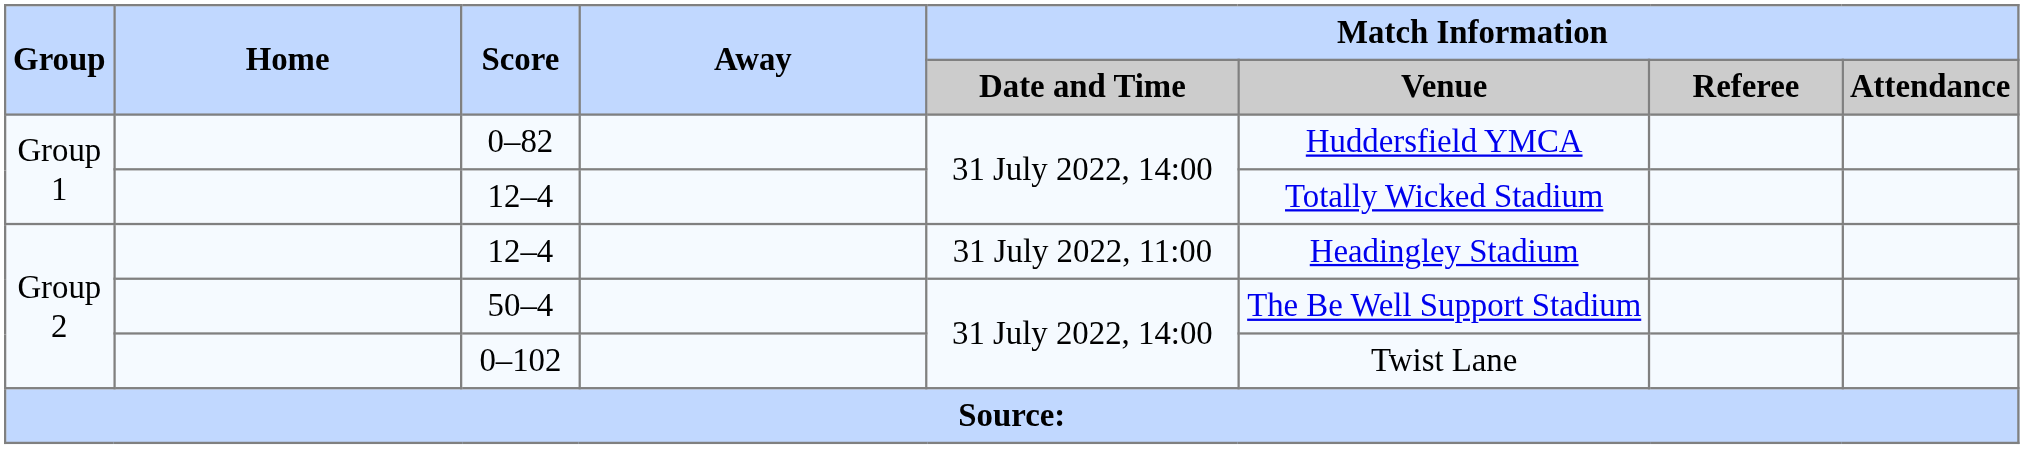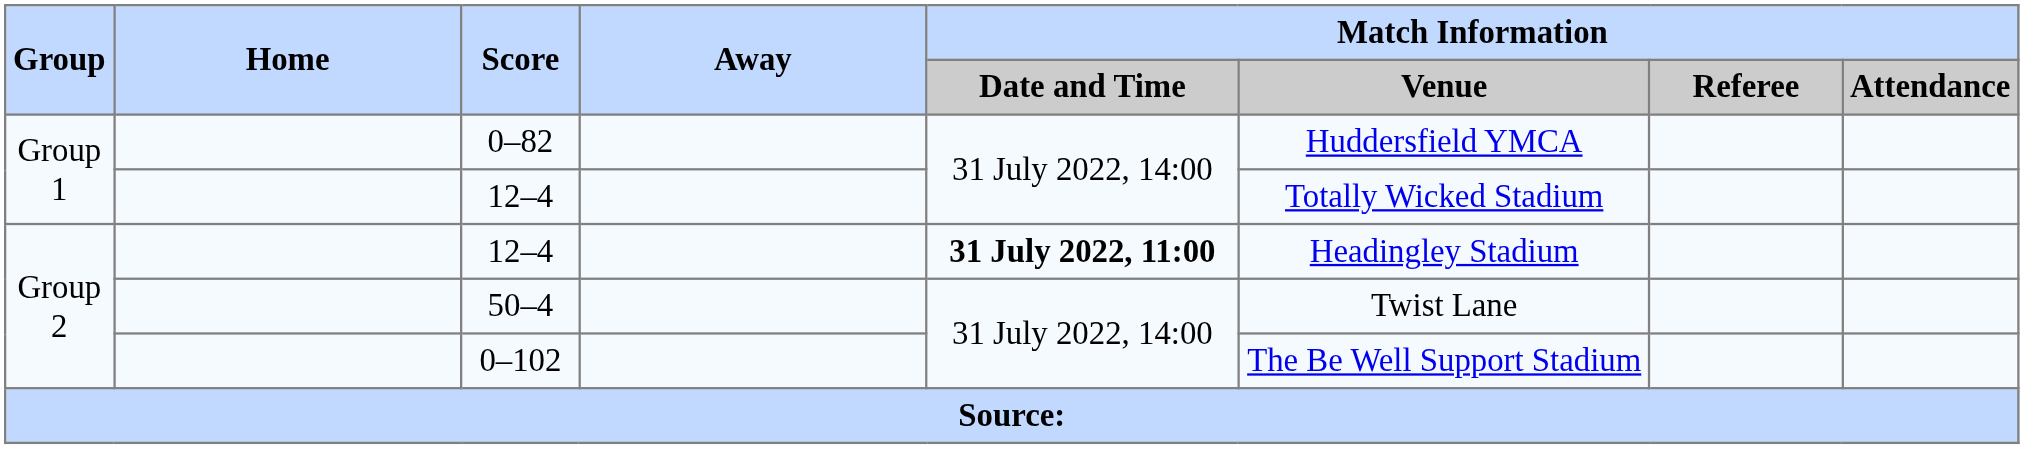(1082, 250) normal -> (1082, 250) bold
(1444, 305) The Be Well Support Stadium -> (1444, 305) Twist Lane
(1444, 360) Twist Lane -> (1444, 360) The Be Well Support Stadium
